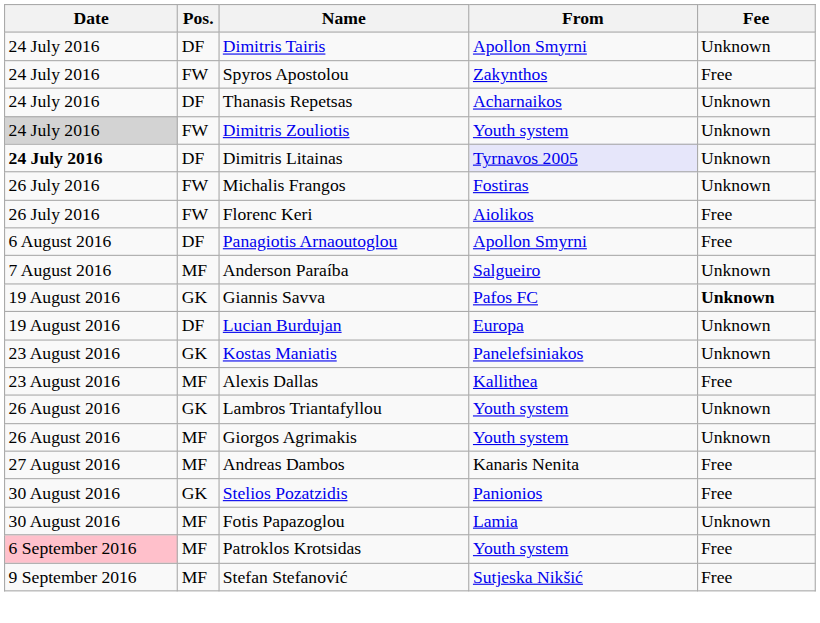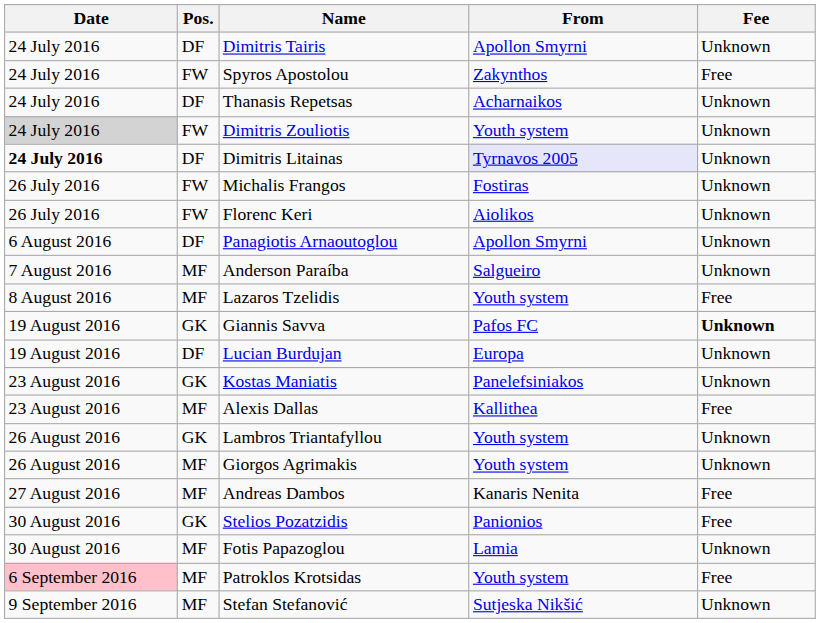(717, 213) Free -> (736, 213) Unknown
(717, 241) Free -> (736, 241) Unknown
+ row: (281, 297)
(717, 576) Free -> (736, 604) Unknown
